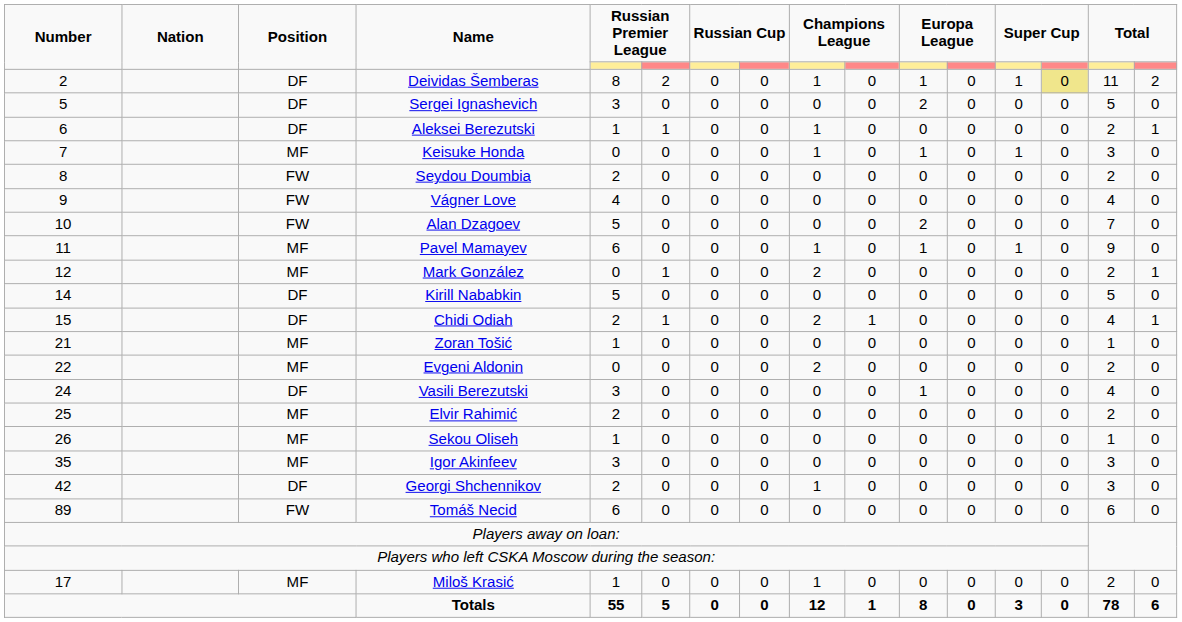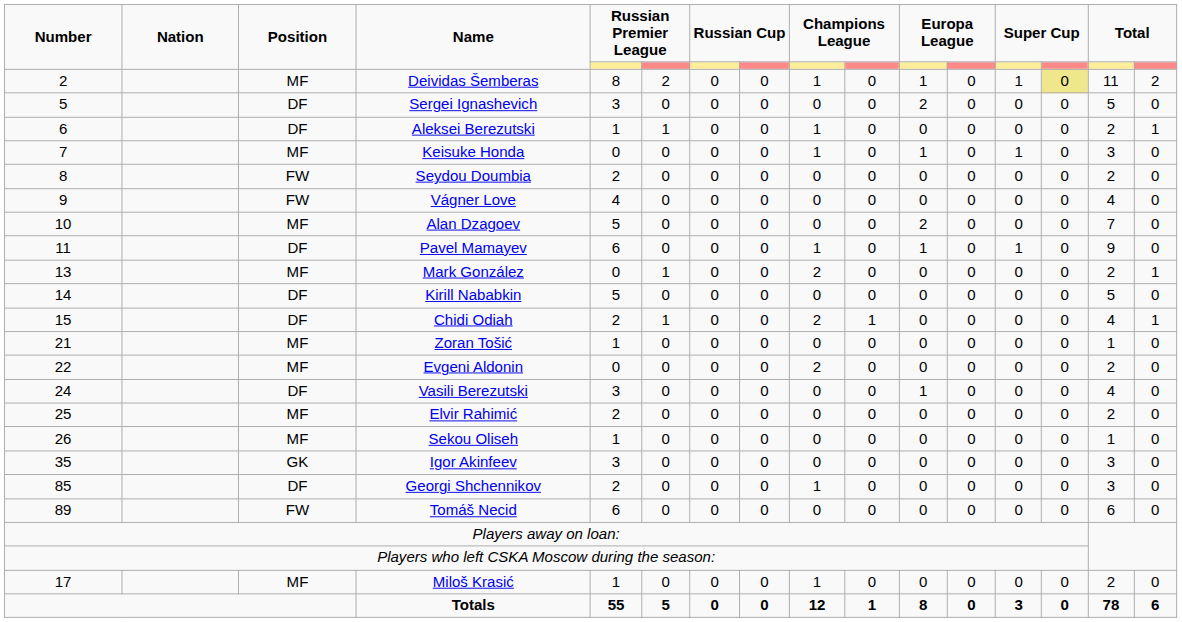(297, 81) DF -> (297, 81) MF
(297, 224) FW -> (297, 224) MF
(297, 248) MF -> (297, 248) DF
(63, 271) 12 -> (63, 271) 13
(297, 462) MF -> (297, 462) GK
(63, 486) 42 -> (63, 486) 85
